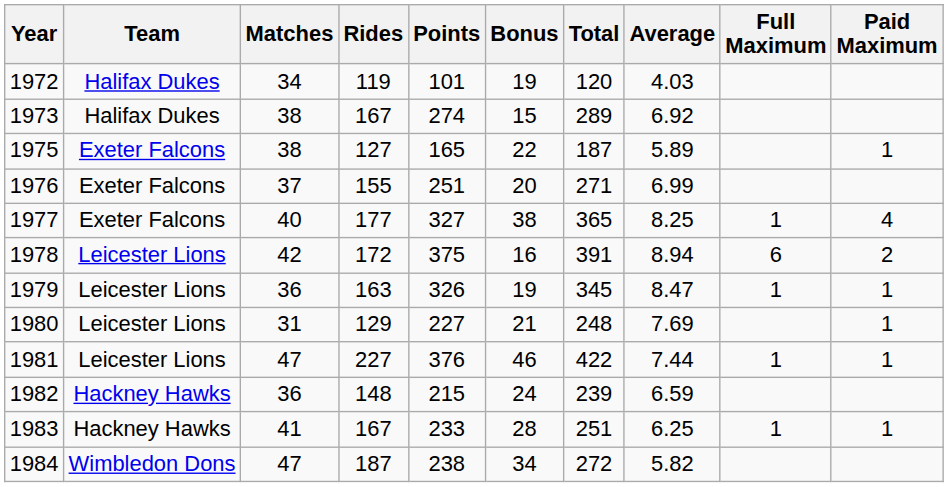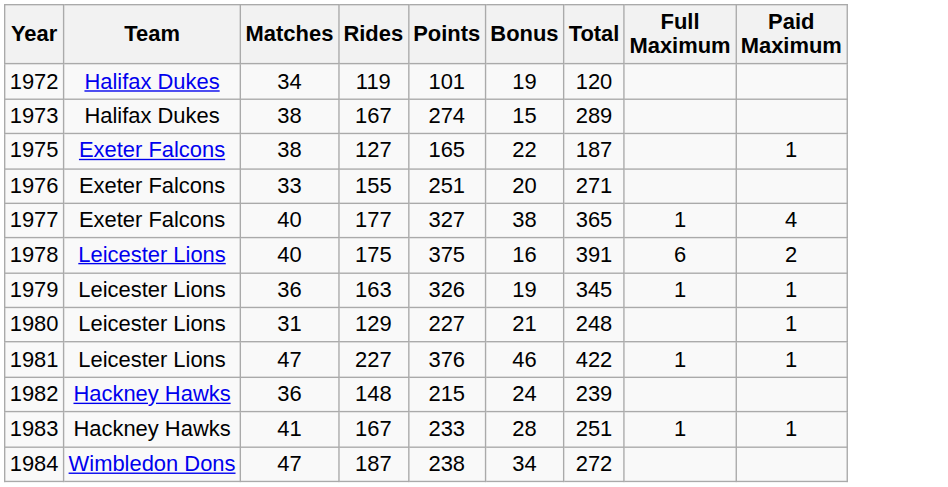- column: (672, 34)
(289, 185) 37 -> (289, 185) 33
(289, 255) 42 -> (289, 255) 40
(373, 255) 172 -> (373, 255) 175
